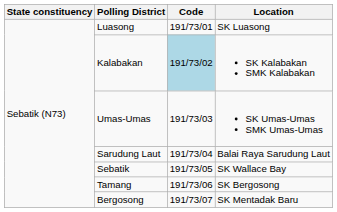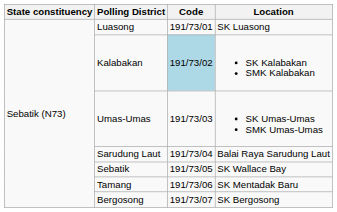(248, 184) SK Bergosong -> (258, 184) SK Mentadak Baru
(258, 199) SK Mentadak Baru -> (248, 199) SK Bergosong
